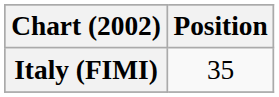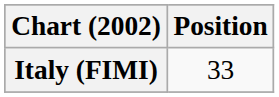(221, 69) 35 -> (221, 69) 33
